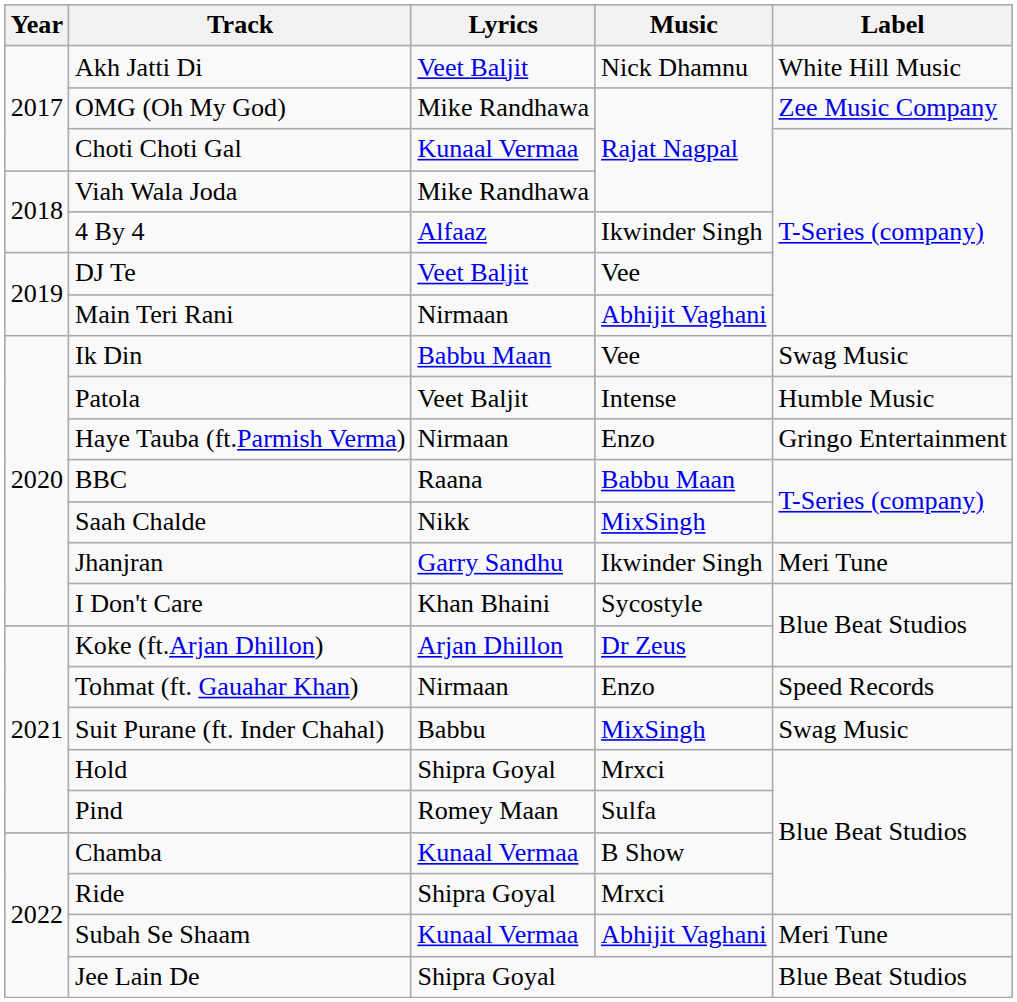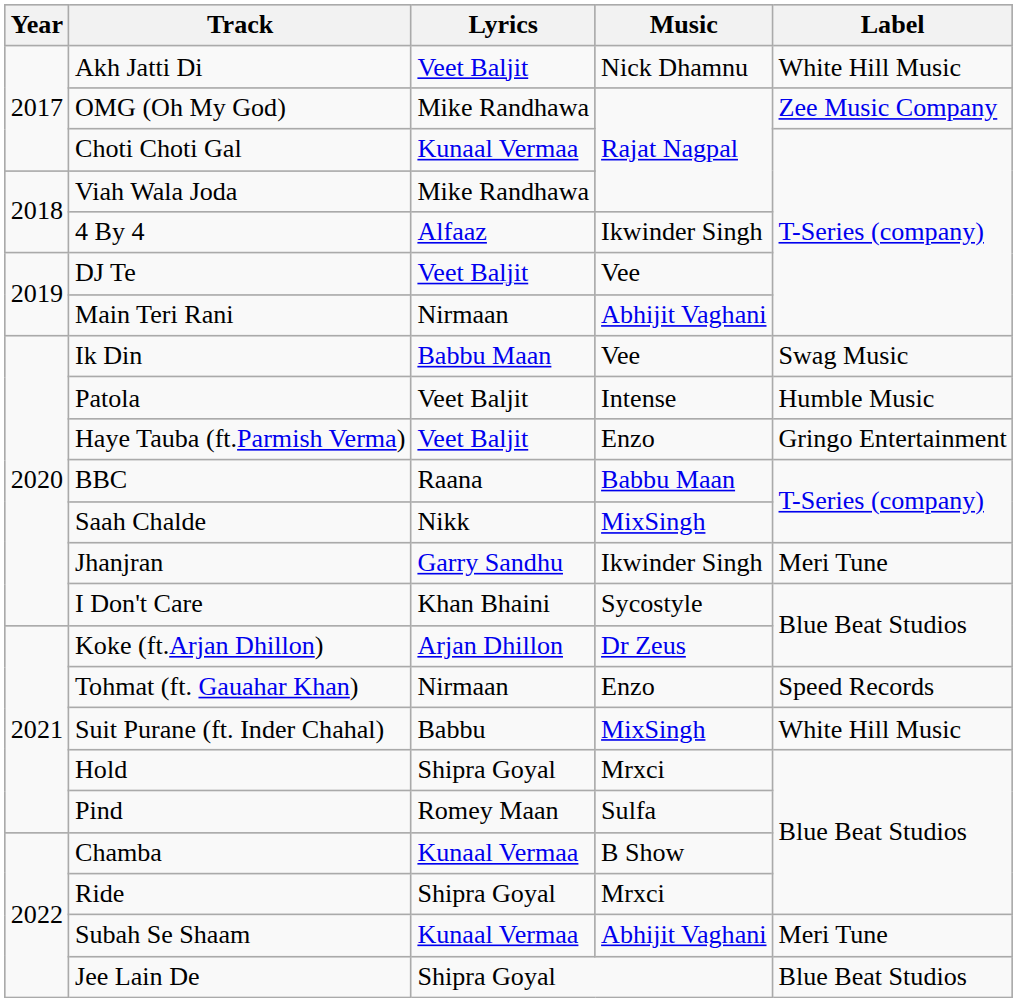(463, 438) Nirmaan -> (473, 438) Veet Baljit
(843, 728) Swag Music -> (870, 728) White Hill Music
